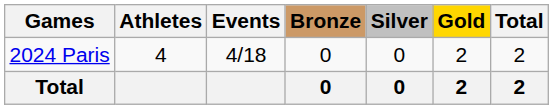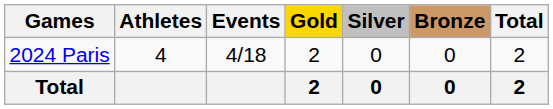columns swapped: (461, 21) <-> (326, 21)
